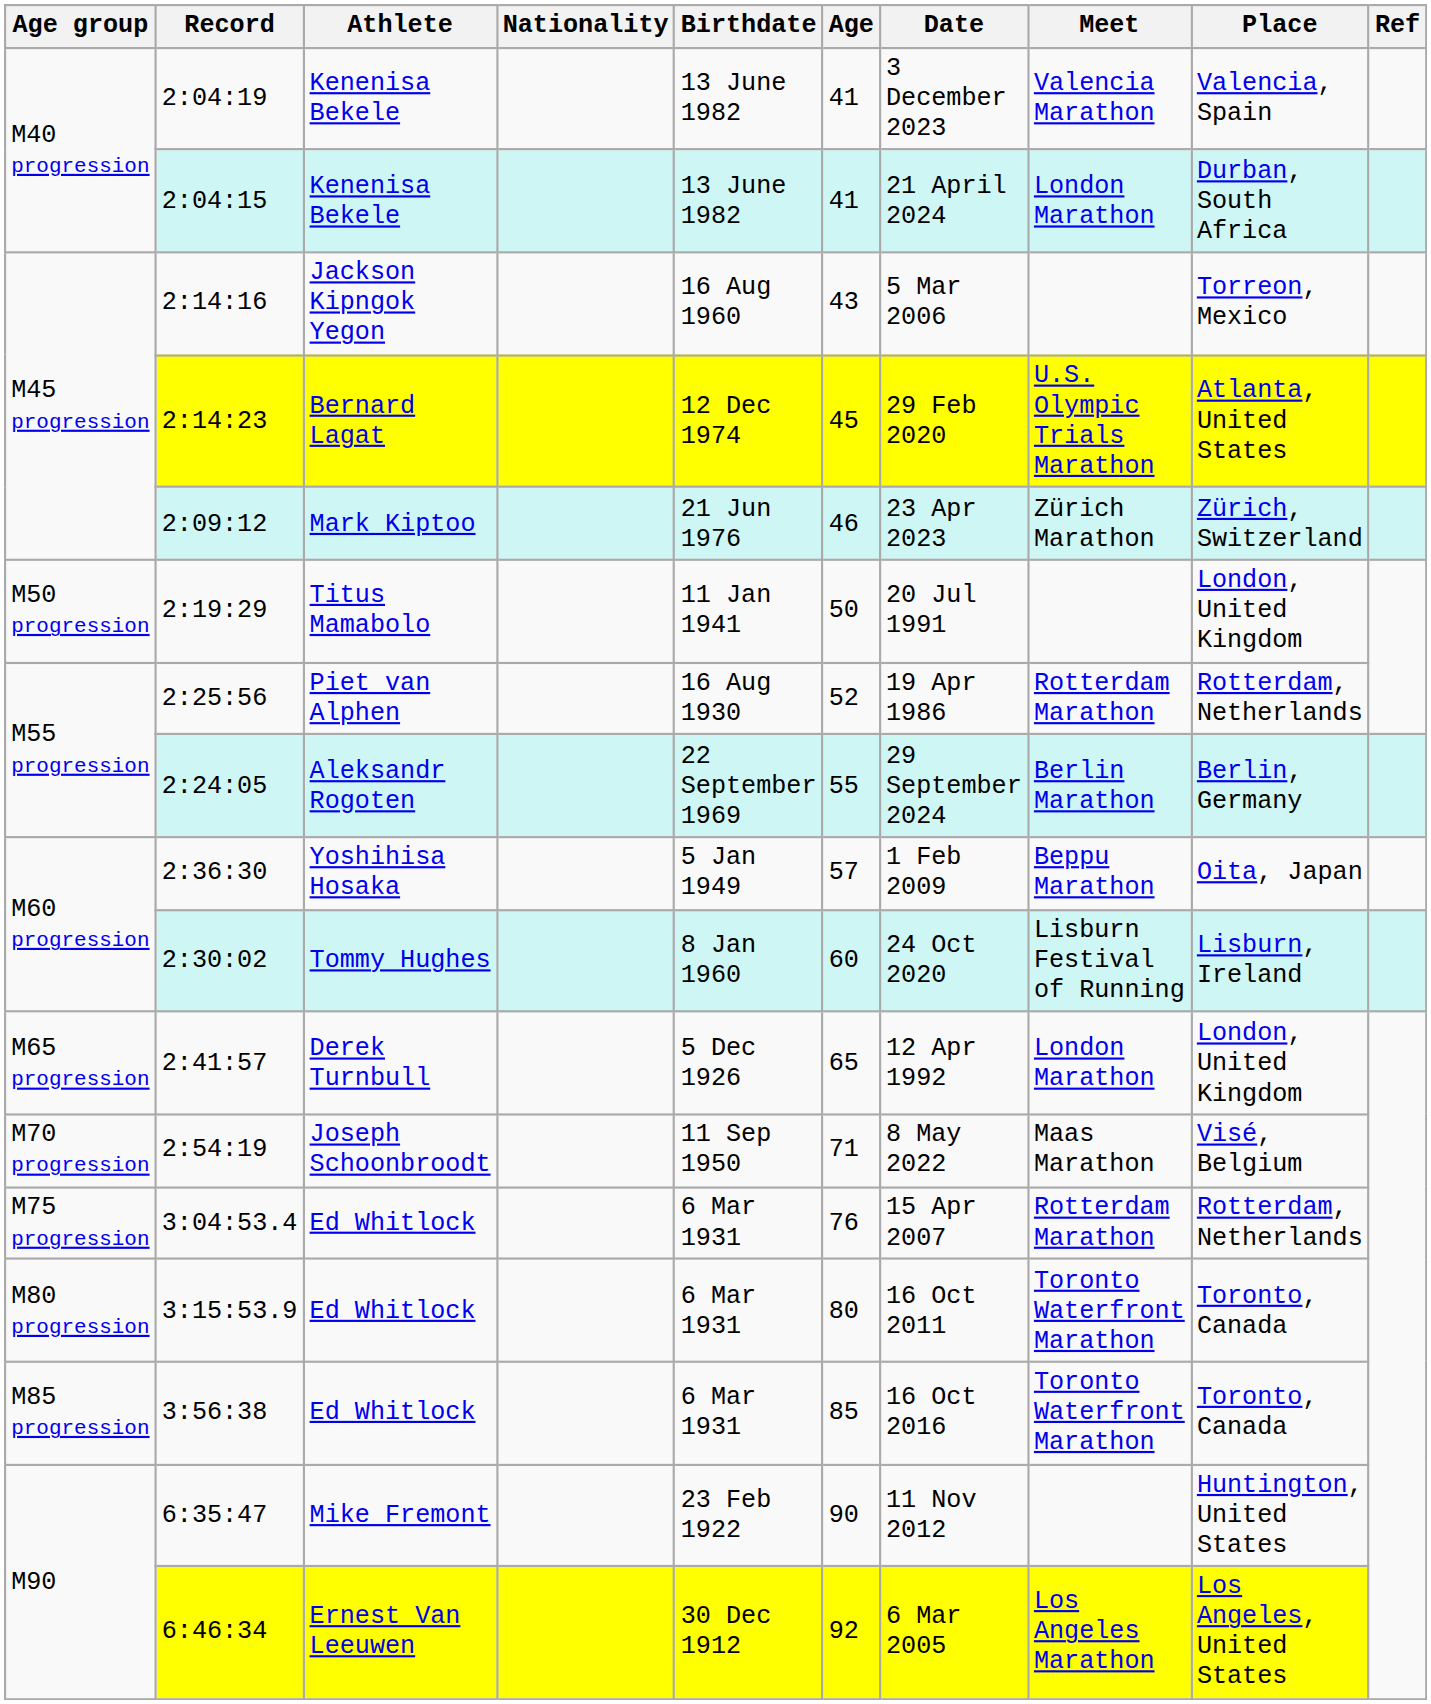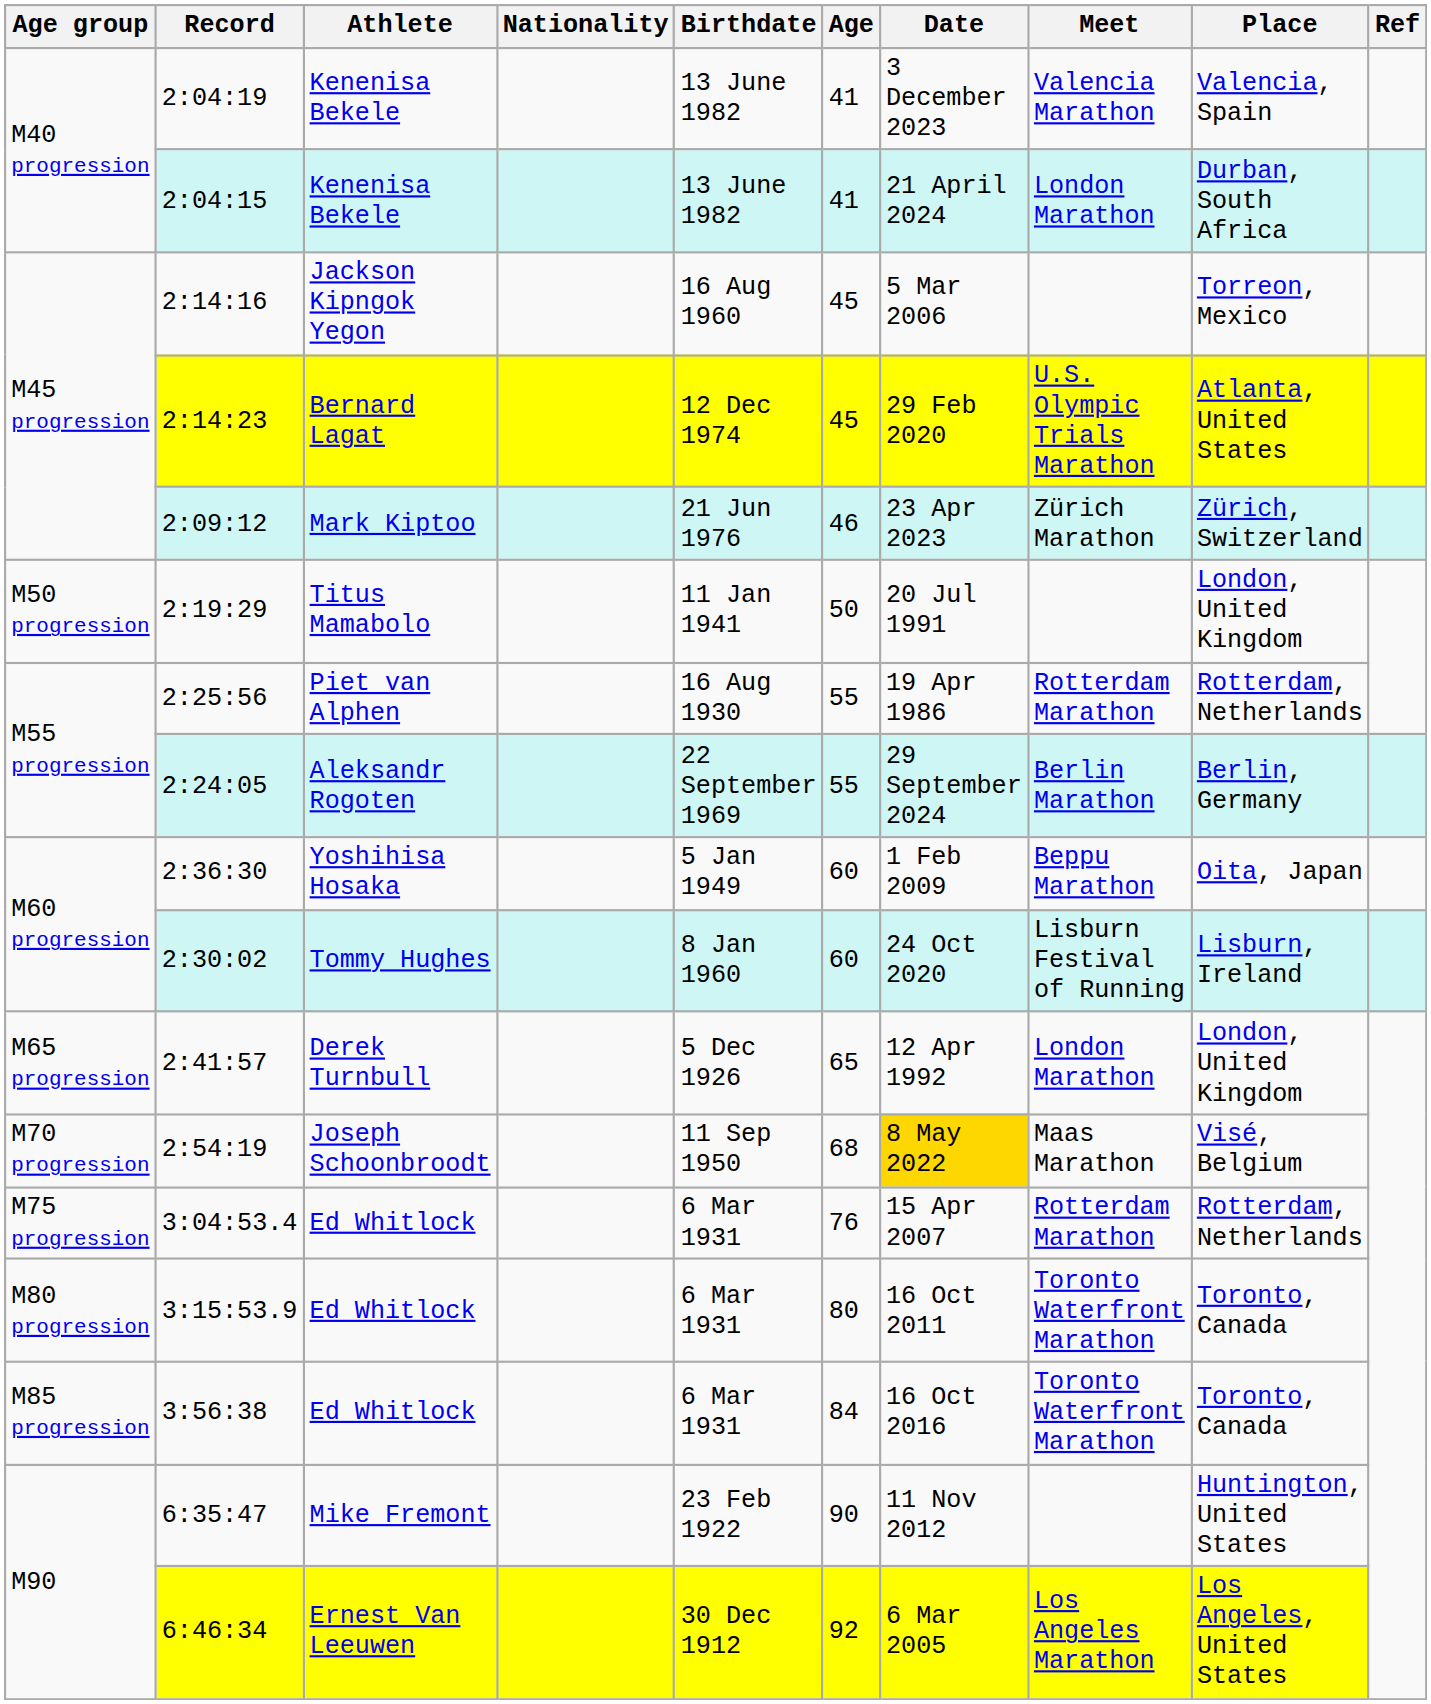(844, 303) 43 -> (844, 303) 45
(844, 698) 52 -> (844, 698) 55
(844, 873) 57 -> (844, 873) 60
(844, 1150) 71 -> (844, 1150) 68
(924, 1150) no background -> (924, 1150) gold background
(844, 1412) 85 -> (844, 1412) 84
